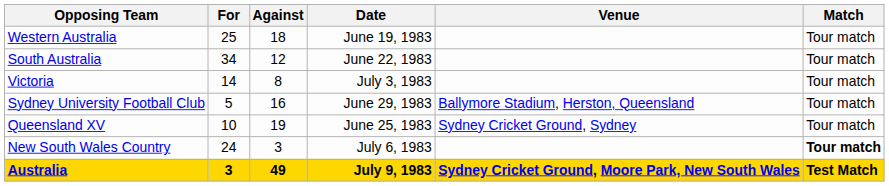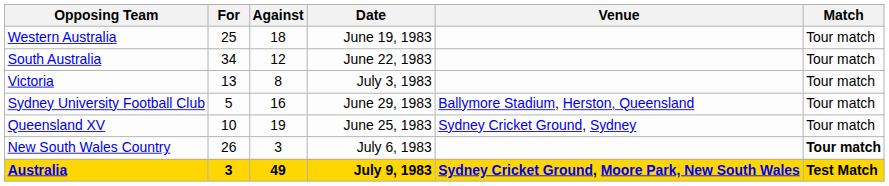(229, 81) 14 -> (229, 81) 13
(229, 147) 24 -> (229, 147) 26
